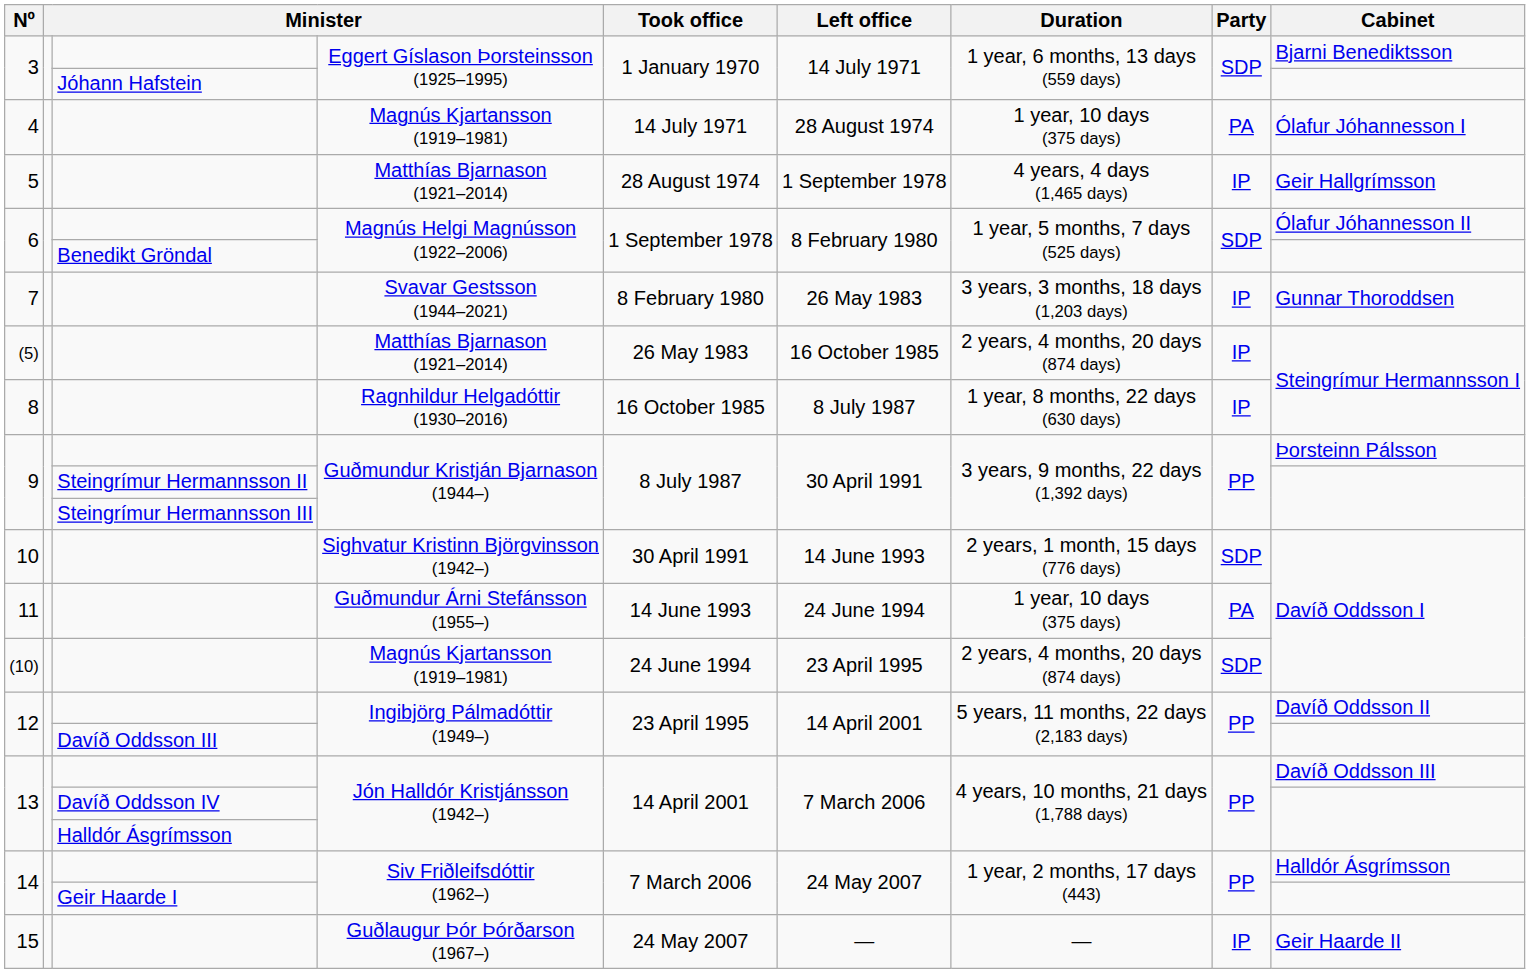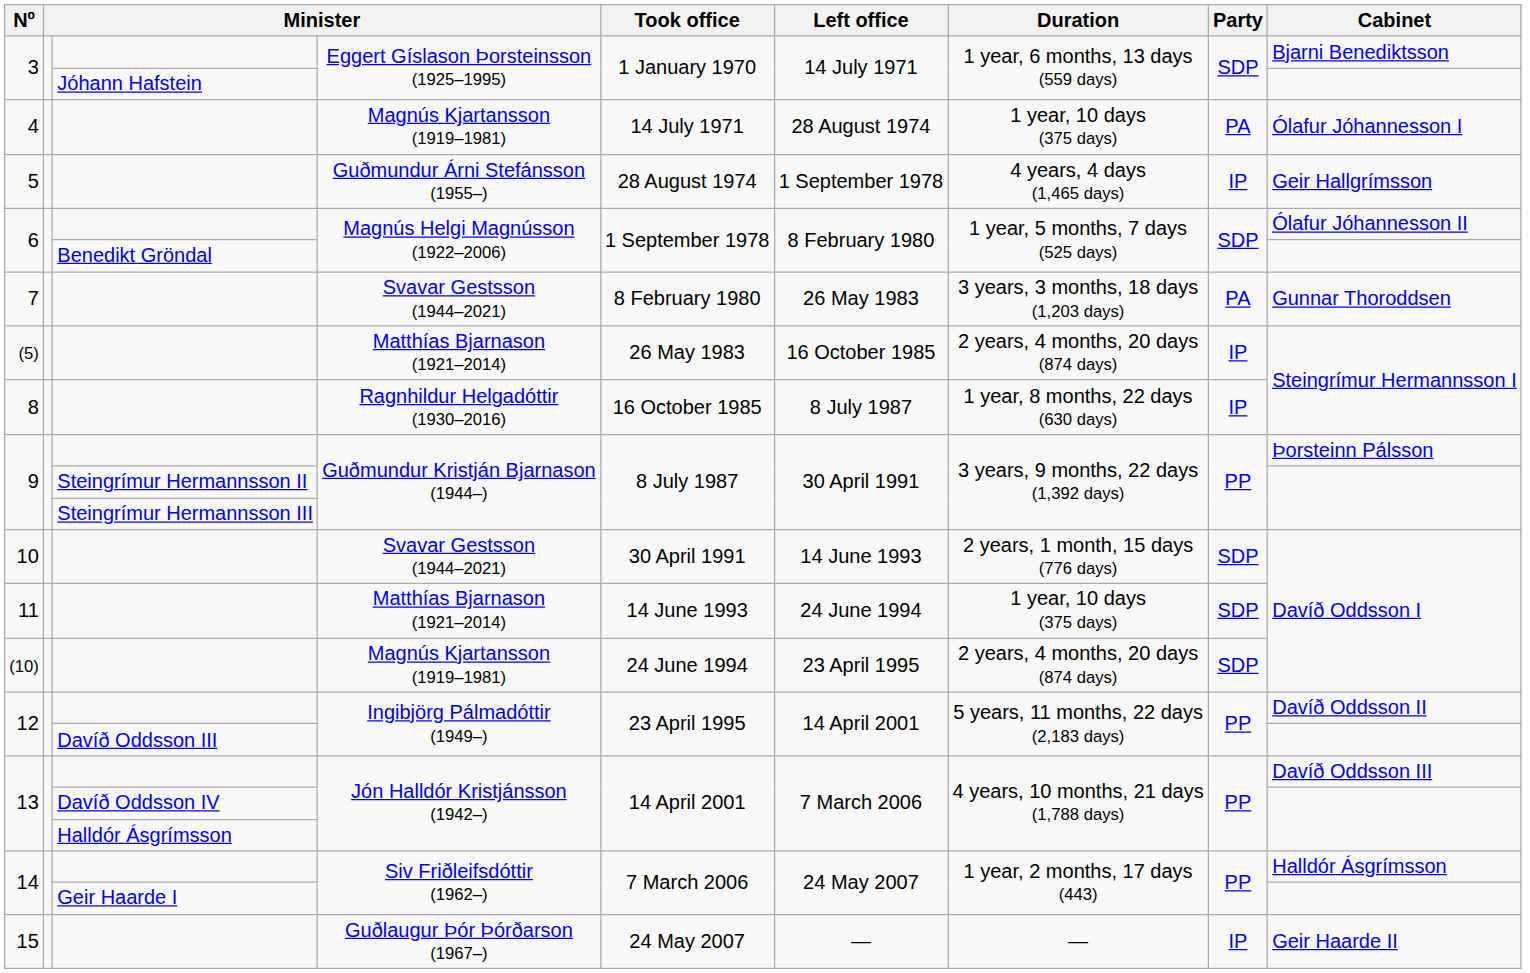(461, 180) Matthías Bjarnason (1921–2014) -> (459, 180) Guðmundur Árni Stefánsson (1955–)
(1241, 298) IP -> (1238, 298) PA
(461, 556) Sighvatur Kristinn Björgvinsson (1942–) -> (459, 556) Svavar Gestsson (1944–2021)
(461, 610) Guðmundur Árni Stefánsson (1955–) -> (459, 610) Matthías Bjarnason (1921–2014)
(1241, 610) PA -> (1238, 610) SDP
